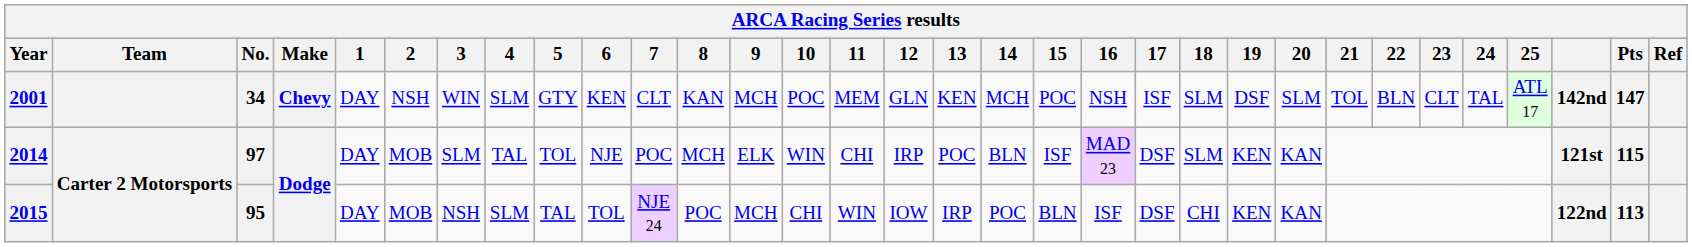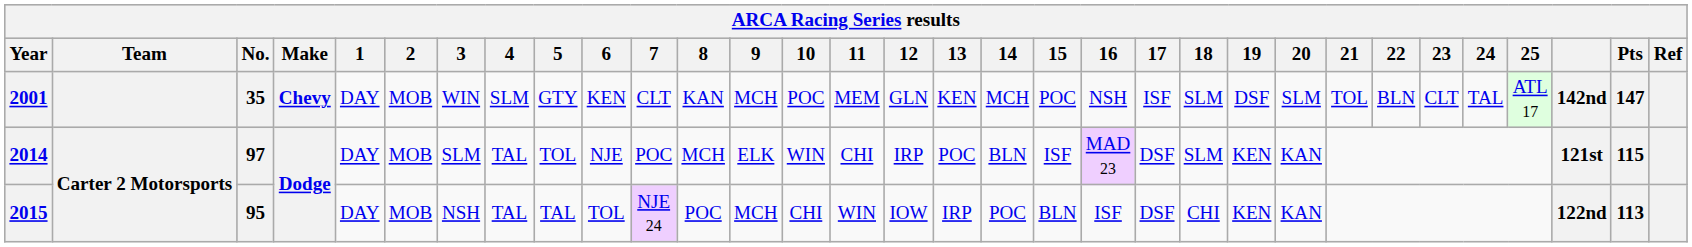(256, 99) 34 -> (256, 99) 35
(410, 99) NSH -> (410, 99) MOB
(509, 212) SLM -> (509, 212) TAL
